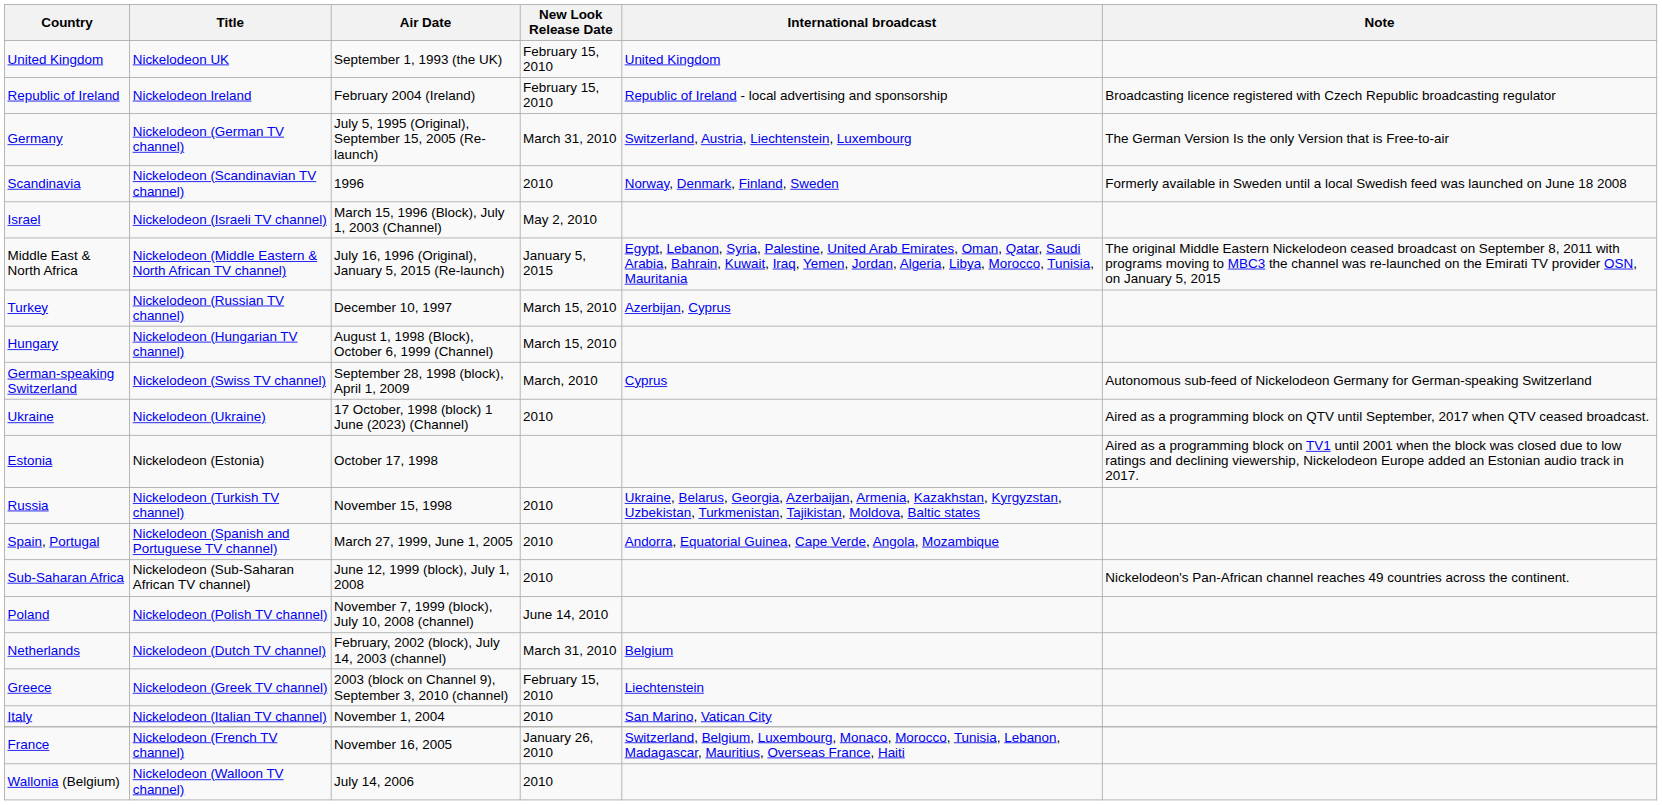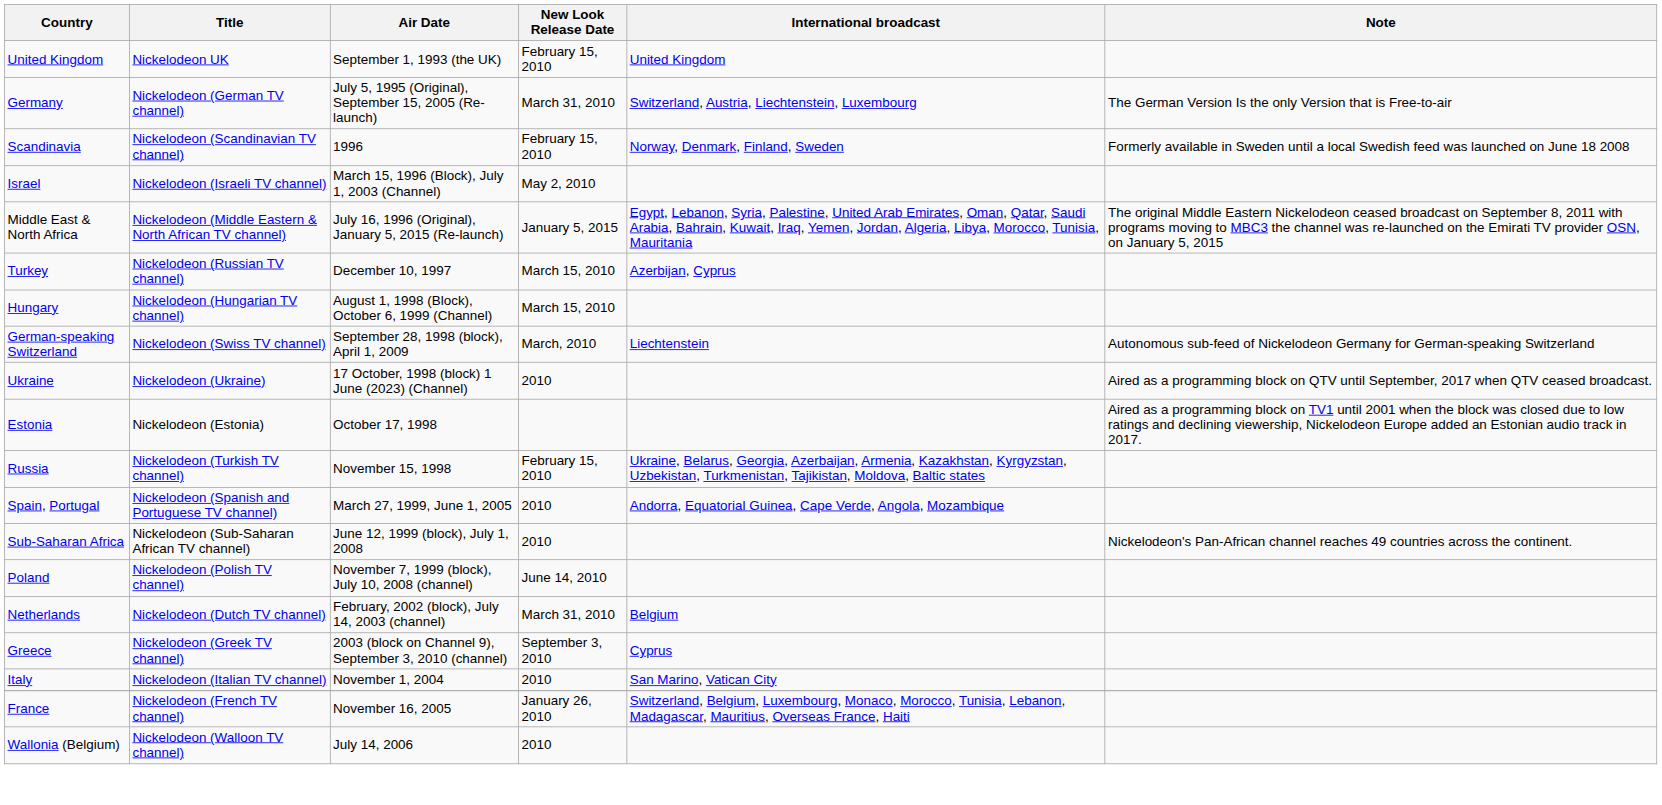- row: (64, 95)
(538, 183) 2010 -> (560, 147) February 15, 2010
(646, 380) Cyprus -> (669, 344) Liechtenstein
(538, 505) 2010 -> (560, 468) February 15, 2010
(561, 687) February 15, 2010 -> (562, 651) September 3, 2010
(664, 687) Liechtenstein -> (651, 651) Cyprus
